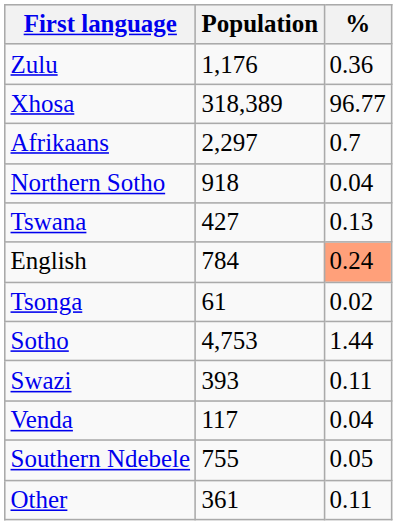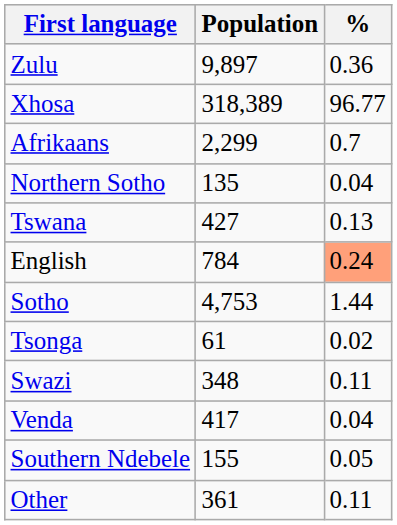(230, 63) 1,176 -> (230, 63) 9,897
(230, 143) 2,297 -> (230, 143) 2,299
(220, 182) 918 -> (220, 182) 135
rows swapped: (40, 340) <-> (46, 301)
(220, 380) 393 -> (220, 380) 348
(220, 420) 117 -> (220, 420) 417
(220, 459) 755 -> (220, 459) 155
